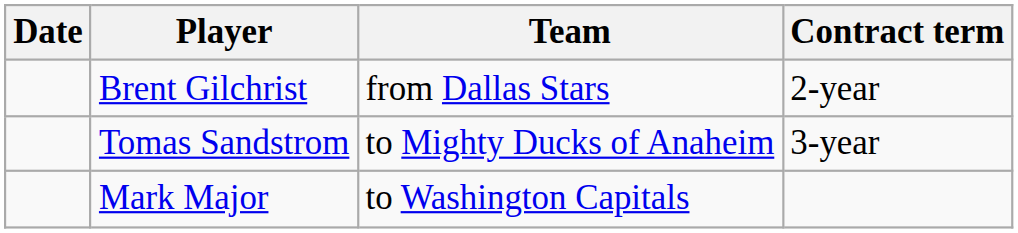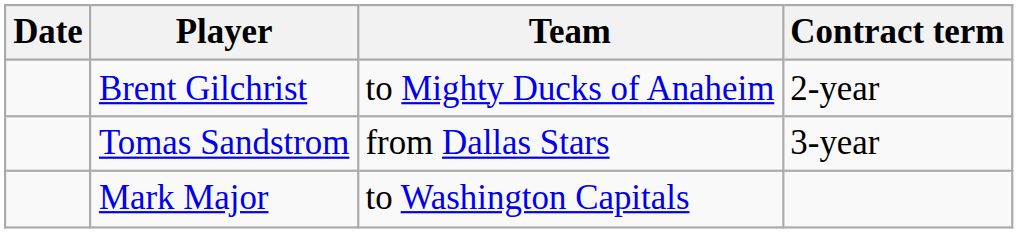(488, 87) from Dallas Stars -> (570, 87) to Mighty Ducks of Anaheim
(570, 142) to Mighty Ducks of Anaheim -> (488, 142) from Dallas Stars
